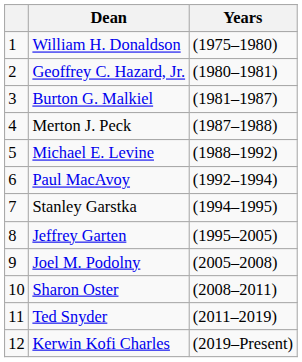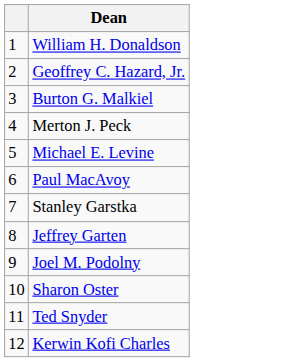- column: (243, 18)
